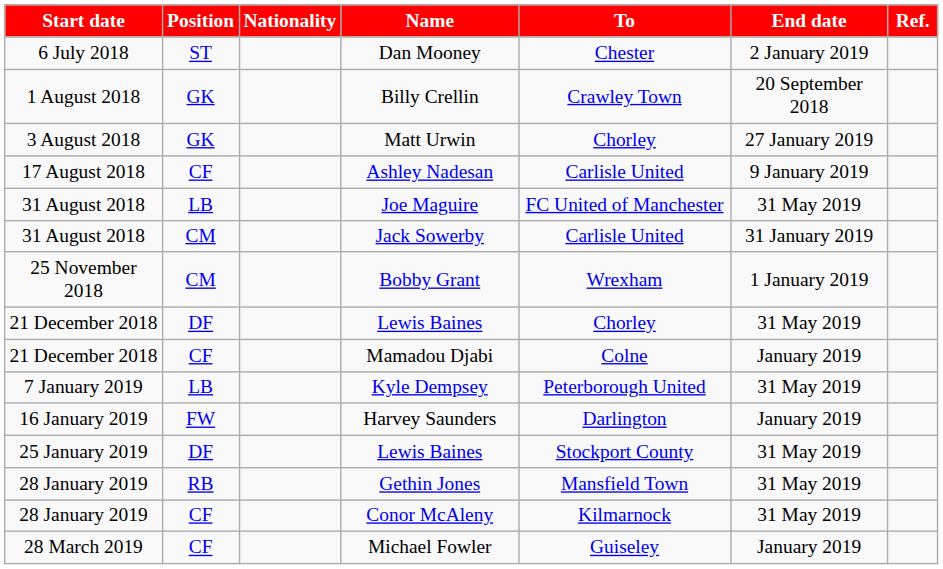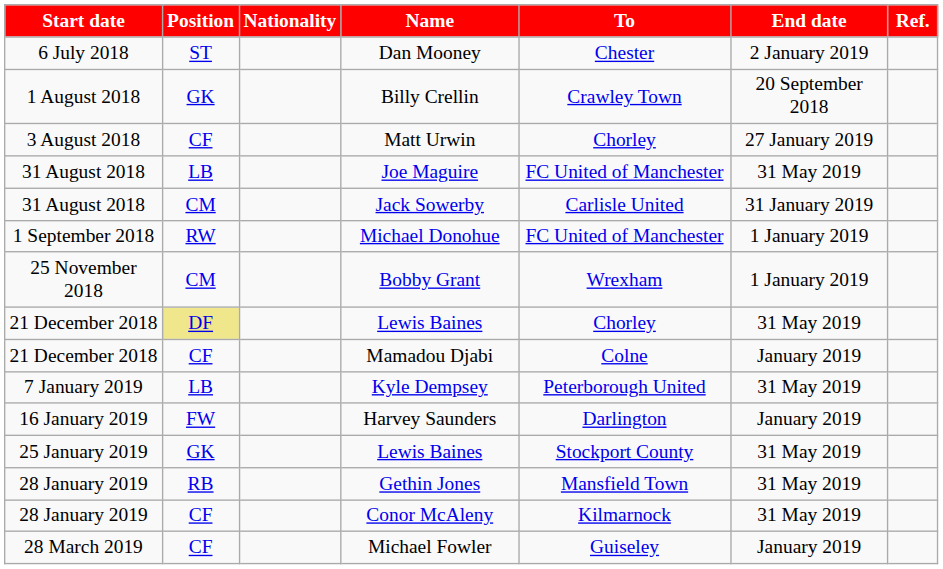(201, 140) GK -> (201, 140) CF
- row: (83, 172)
+ row: (83, 236)
(201, 323) no background -> (201, 323) khaki background
(201, 451) DF -> (201, 451) GK
